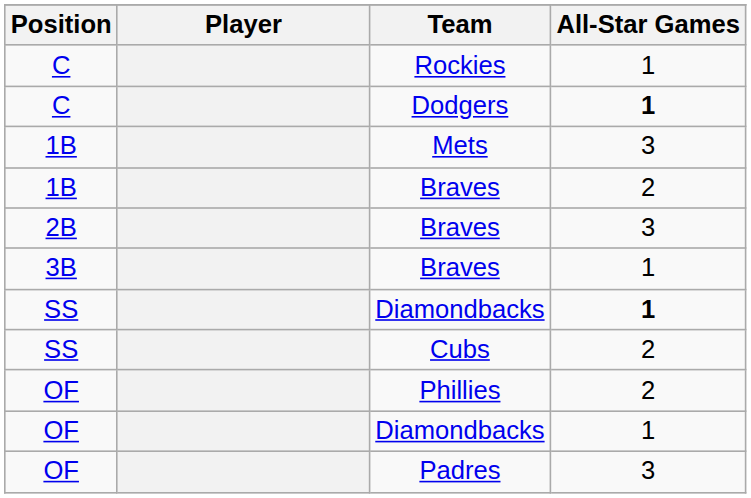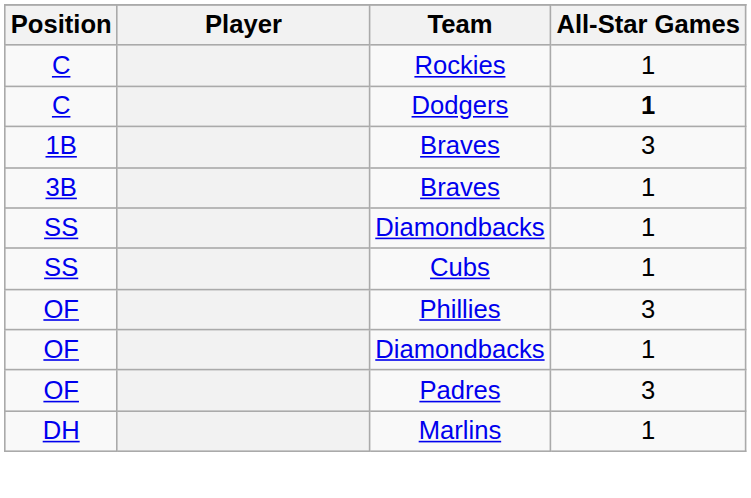- row: (61, 146)
(648, 187) 2 -> (648, 146) 3
- row: (61, 227)
(648, 308) bold -> (648, 227) normal
(648, 349) 2 -> (648, 268) 1
(648, 390) 2 -> (648, 308) 3
+ row: (61, 430)
